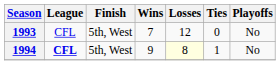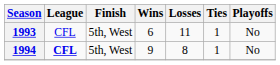(150, 32) 7 -> (150, 32) 6
(185, 32) 12 -> (185, 32) 11
(217, 32) 0 -> (217, 32) 1
(185, 50) lightyellow background -> (185, 50) no background
